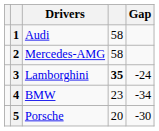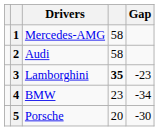(37, 35) Audi -> (65, 35) Mercedes-AMG
(65, 55) Mercedes-AMG -> (37, 55) Audi
(143, 75) -24 -> (143, 75) -23
